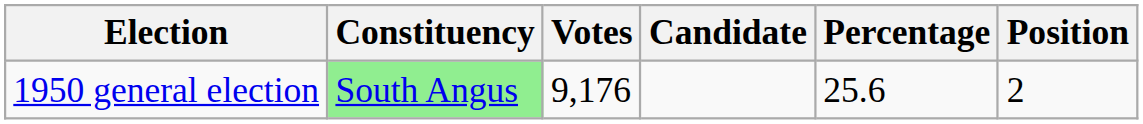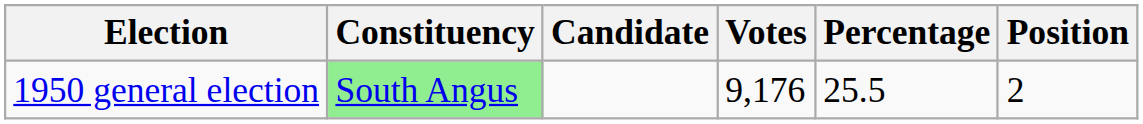columns swapped: (728, 32) <-> (592, 32)
(854, 88) 25.6 -> (854, 88) 25.5
